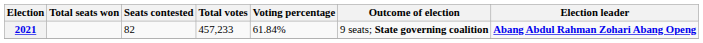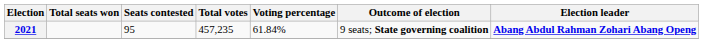(129, 30) 82 -> (129, 30) 95
(216, 30) 457,233 -> (216, 30) 457,235
